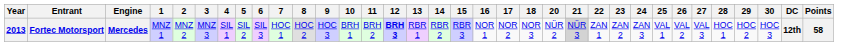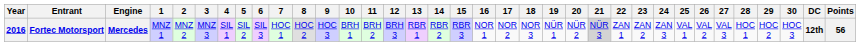+ column: (554, 12)
(16, 30) 2013 -> (16, 30) 2016
(395, 30) bold -> (395, 30) normal
(818, 30) 58 -> (841, 30) 56
